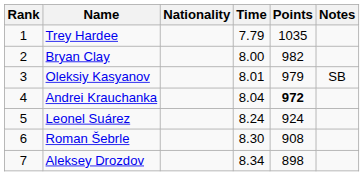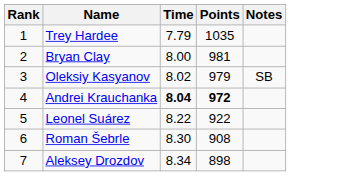- column: (197, 14)
(293, 56) 982 -> (220, 56) 981
(252, 77) 8.01 -> (178, 77) 8.02
(252, 98) normal -> (178, 98) bold
(252, 118) 8.24 -> (178, 118) 8.22
(293, 118) 924 -> (220, 118) 922
